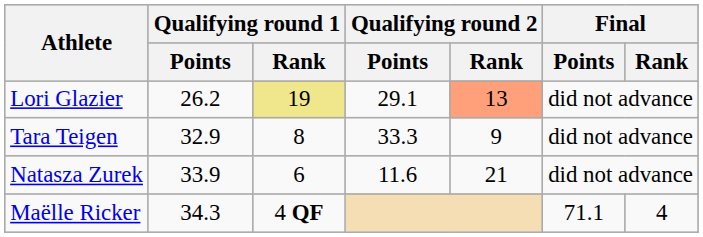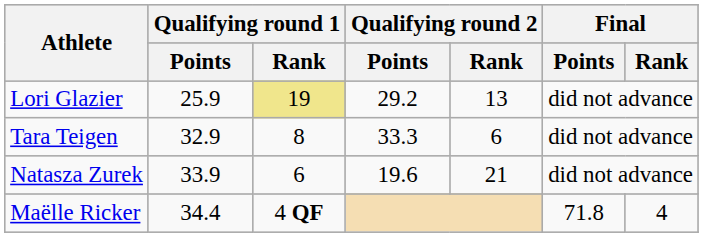(200, 99) 26.2 -> (200, 99) 25.9
(398, 99) 29.1 -> (398, 99) 29.2
(496, 99) lightsalmon background -> (496, 99) no background
(496, 137) 9 -> (496, 137) 6
(398, 174) 11.6 -> (398, 174) 19.6
(200, 212) 34.3 -> (200, 212) 34.4
(584, 212) 71.1 -> (584, 212) 71.8
